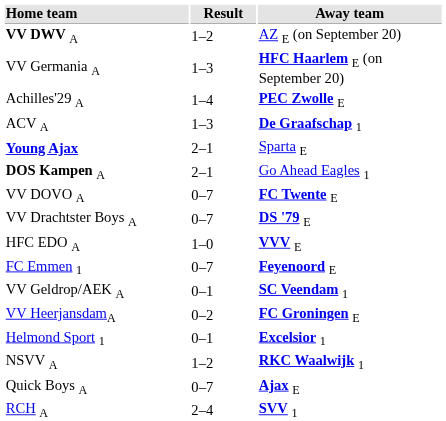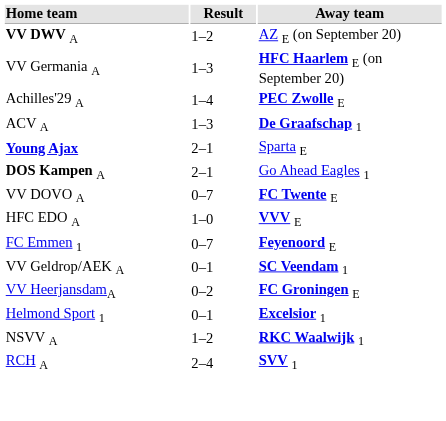- row: (71, 219)
- row: (47, 386)
